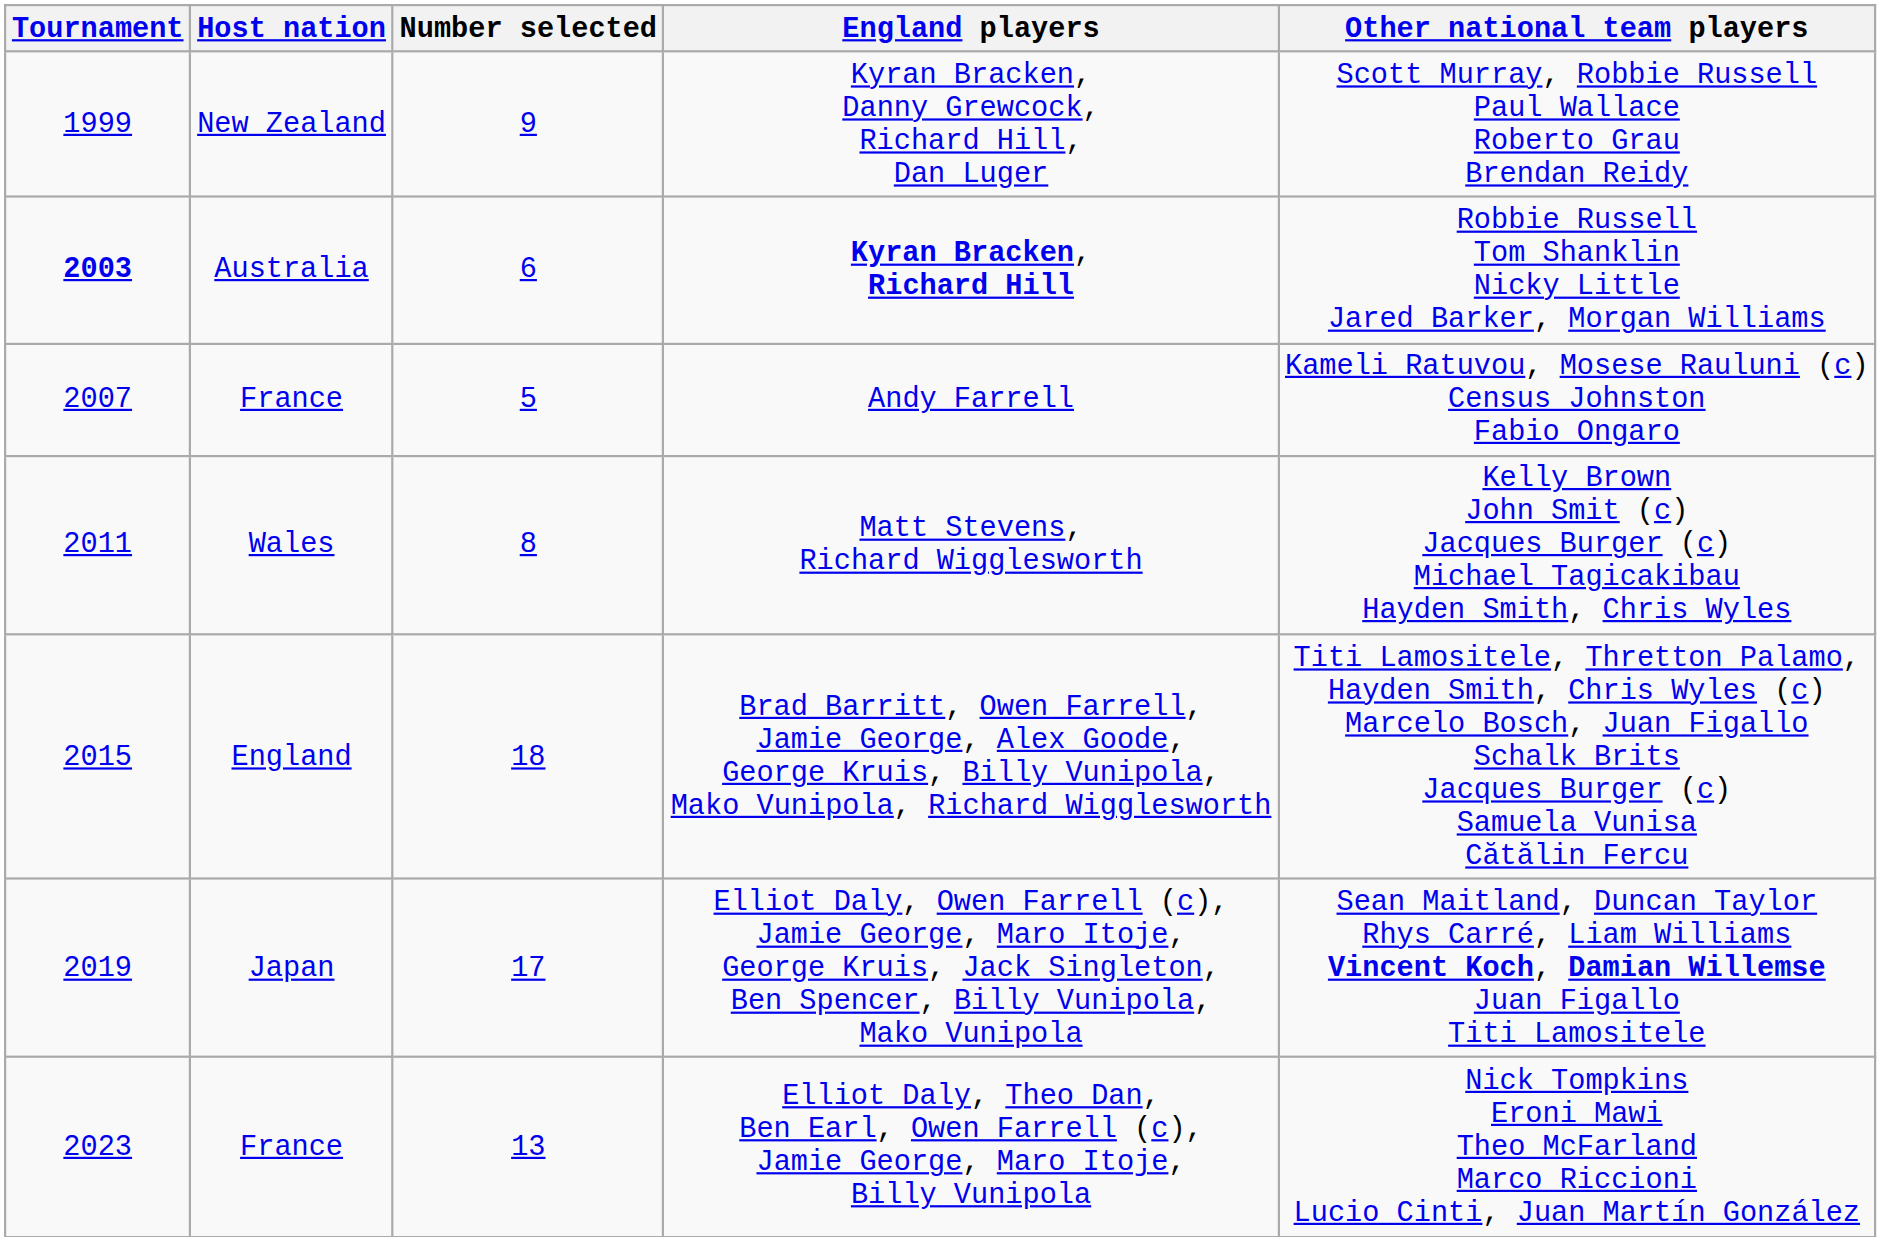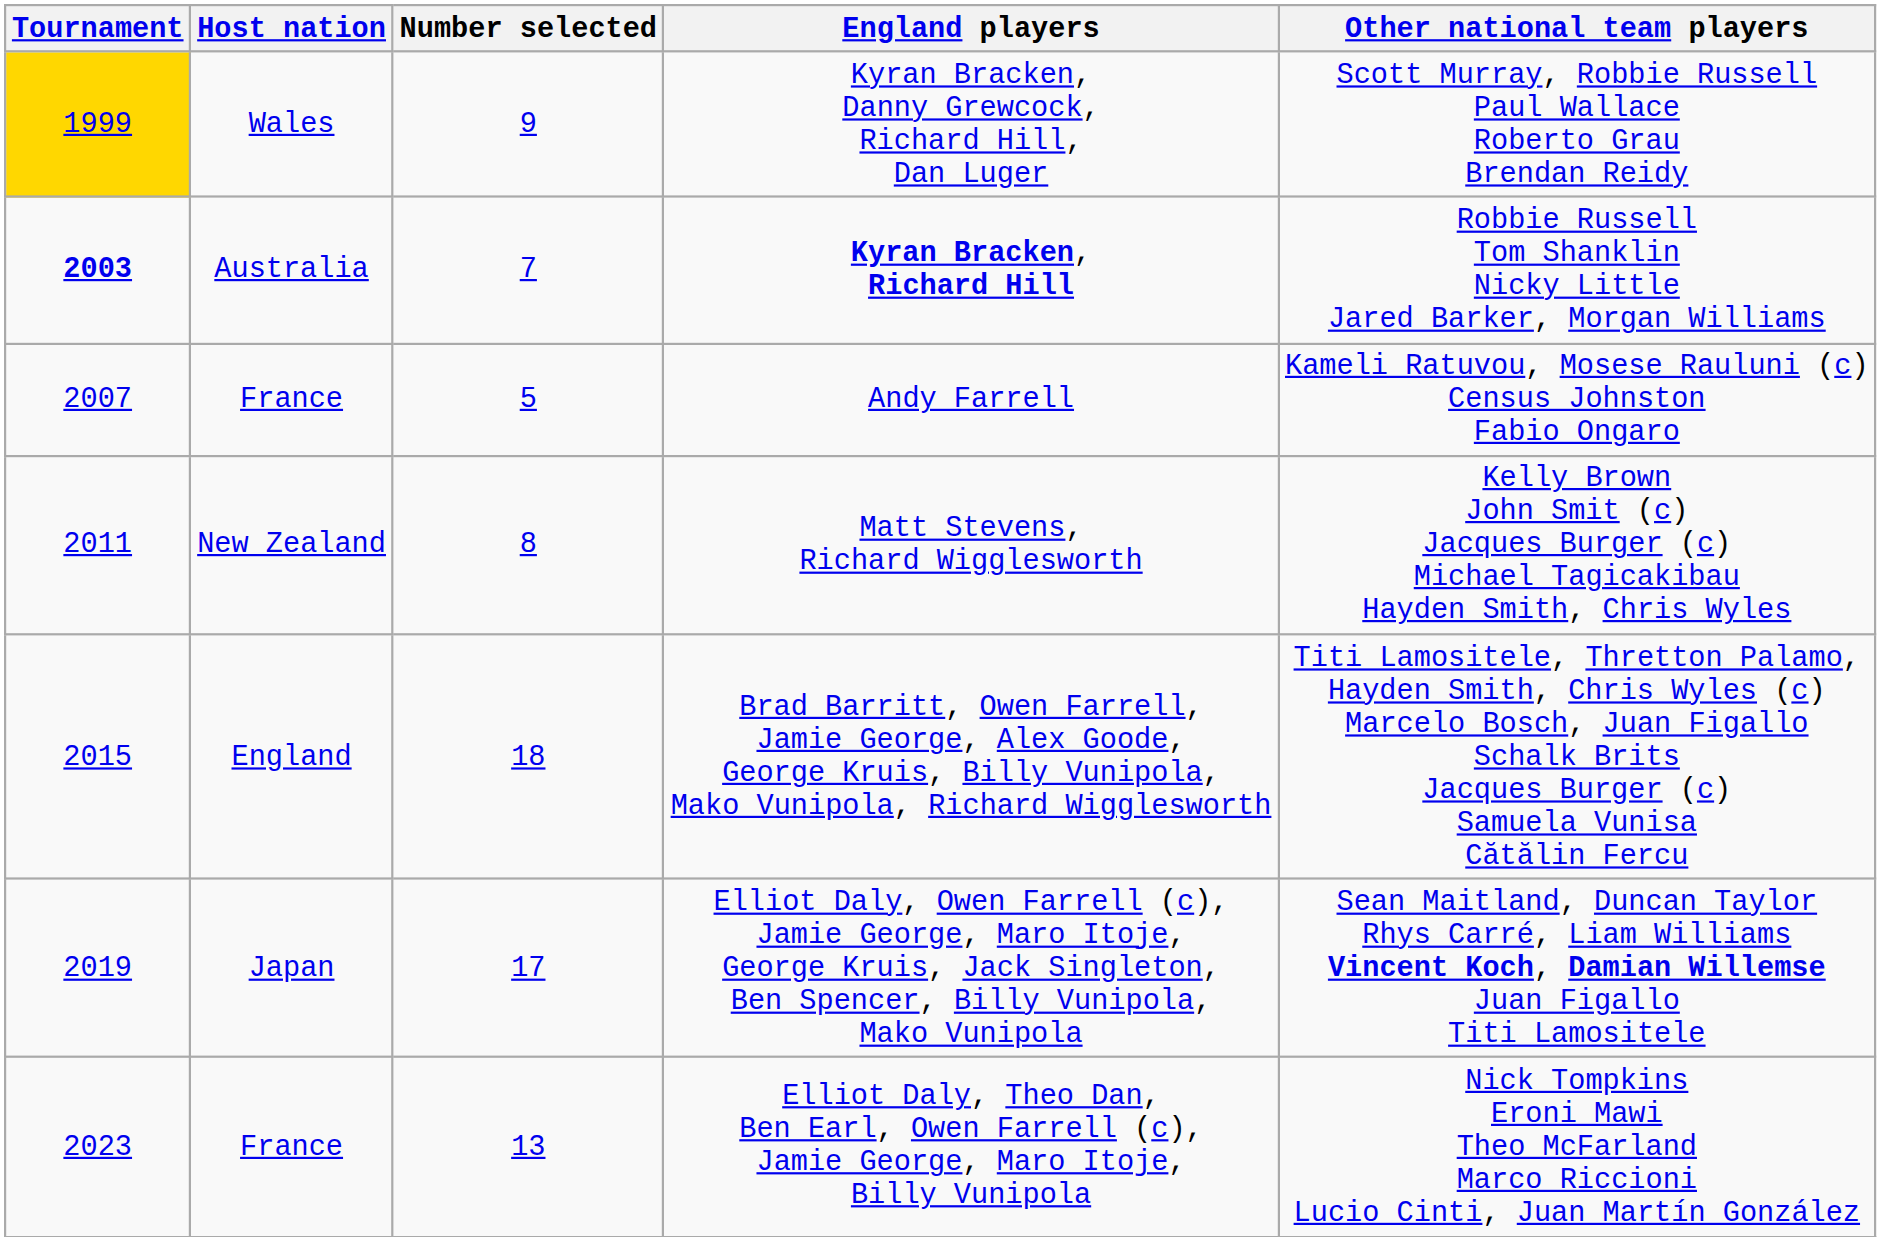(98, 125) no background -> (98, 125) gold background
(292, 125) New Zealand -> (292, 125) Wales
(528, 270) 6 -> (528, 270) 7
(292, 545) Wales -> (292, 545) New Zealand
